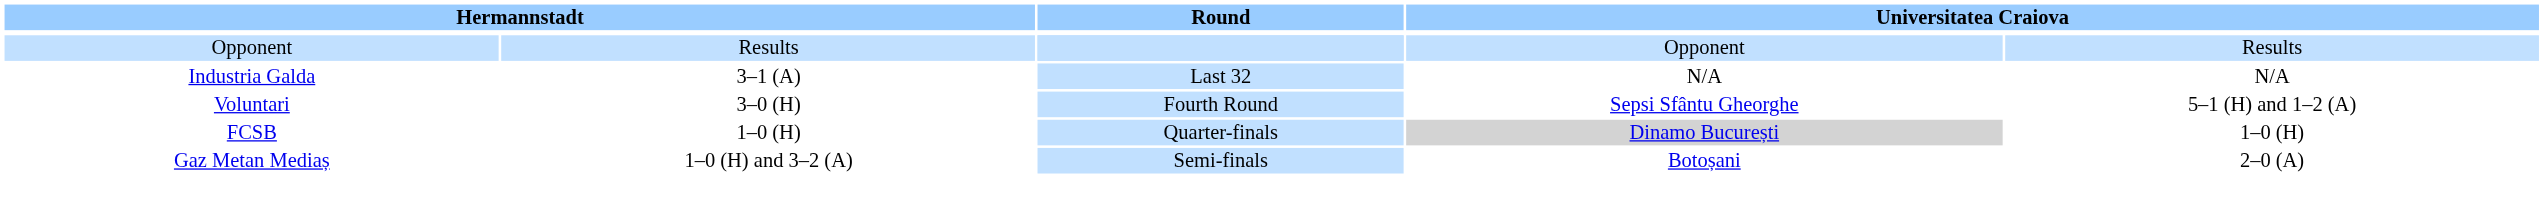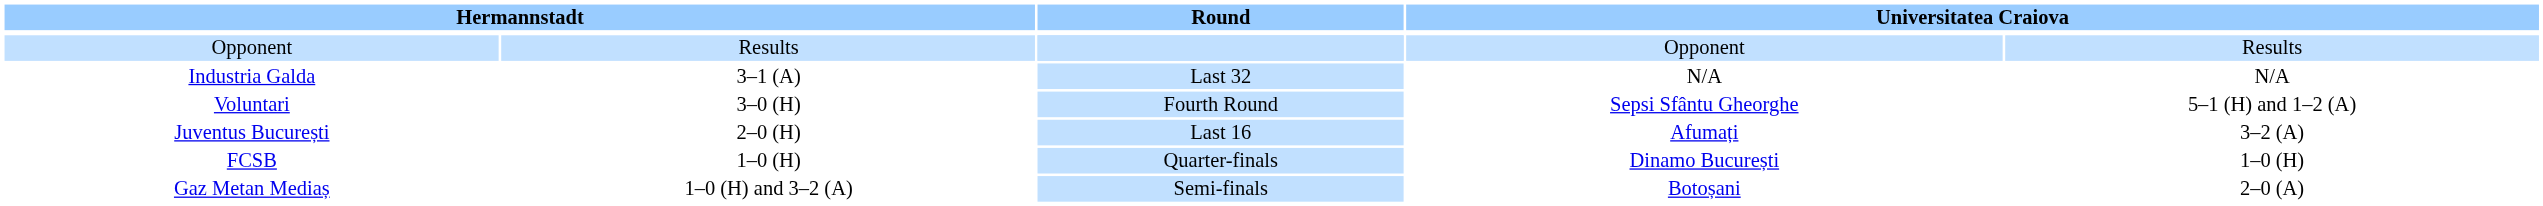+ row: (252, 132)
(1704, 132) lightgrey background -> (1704, 160) no background
